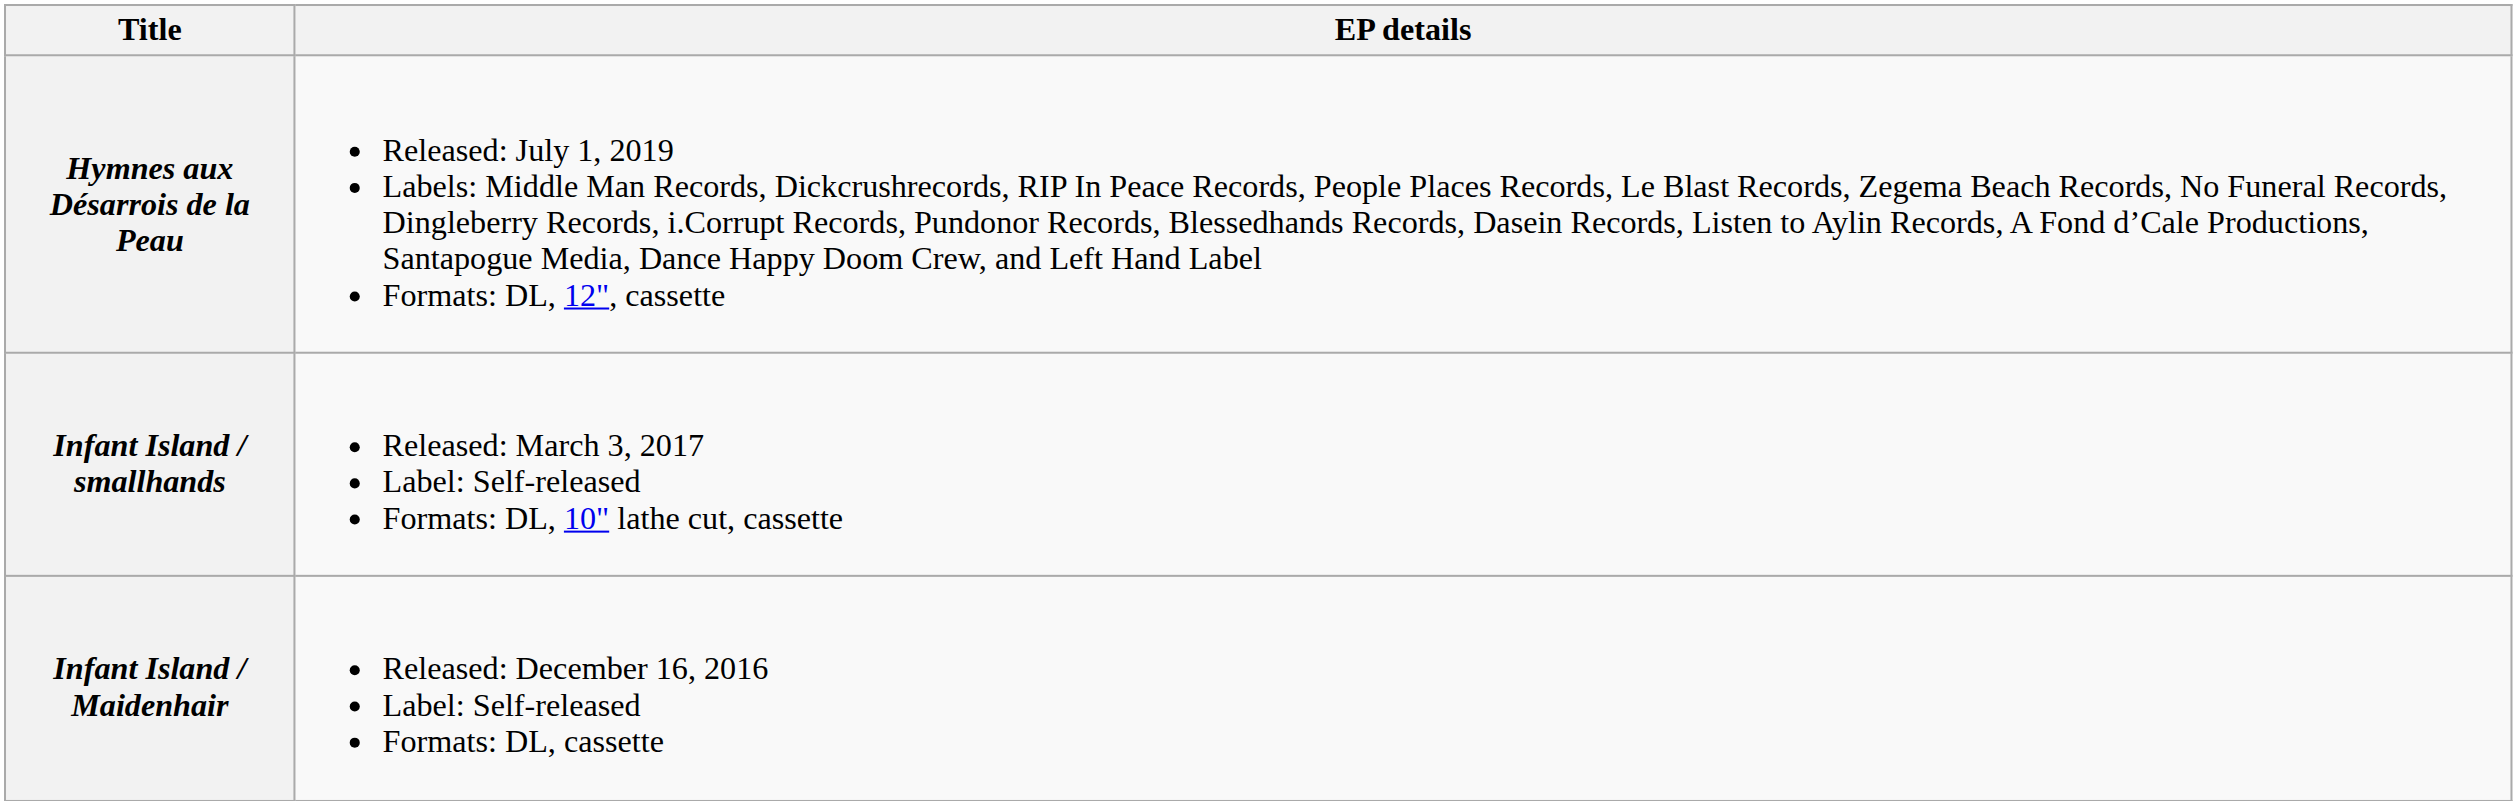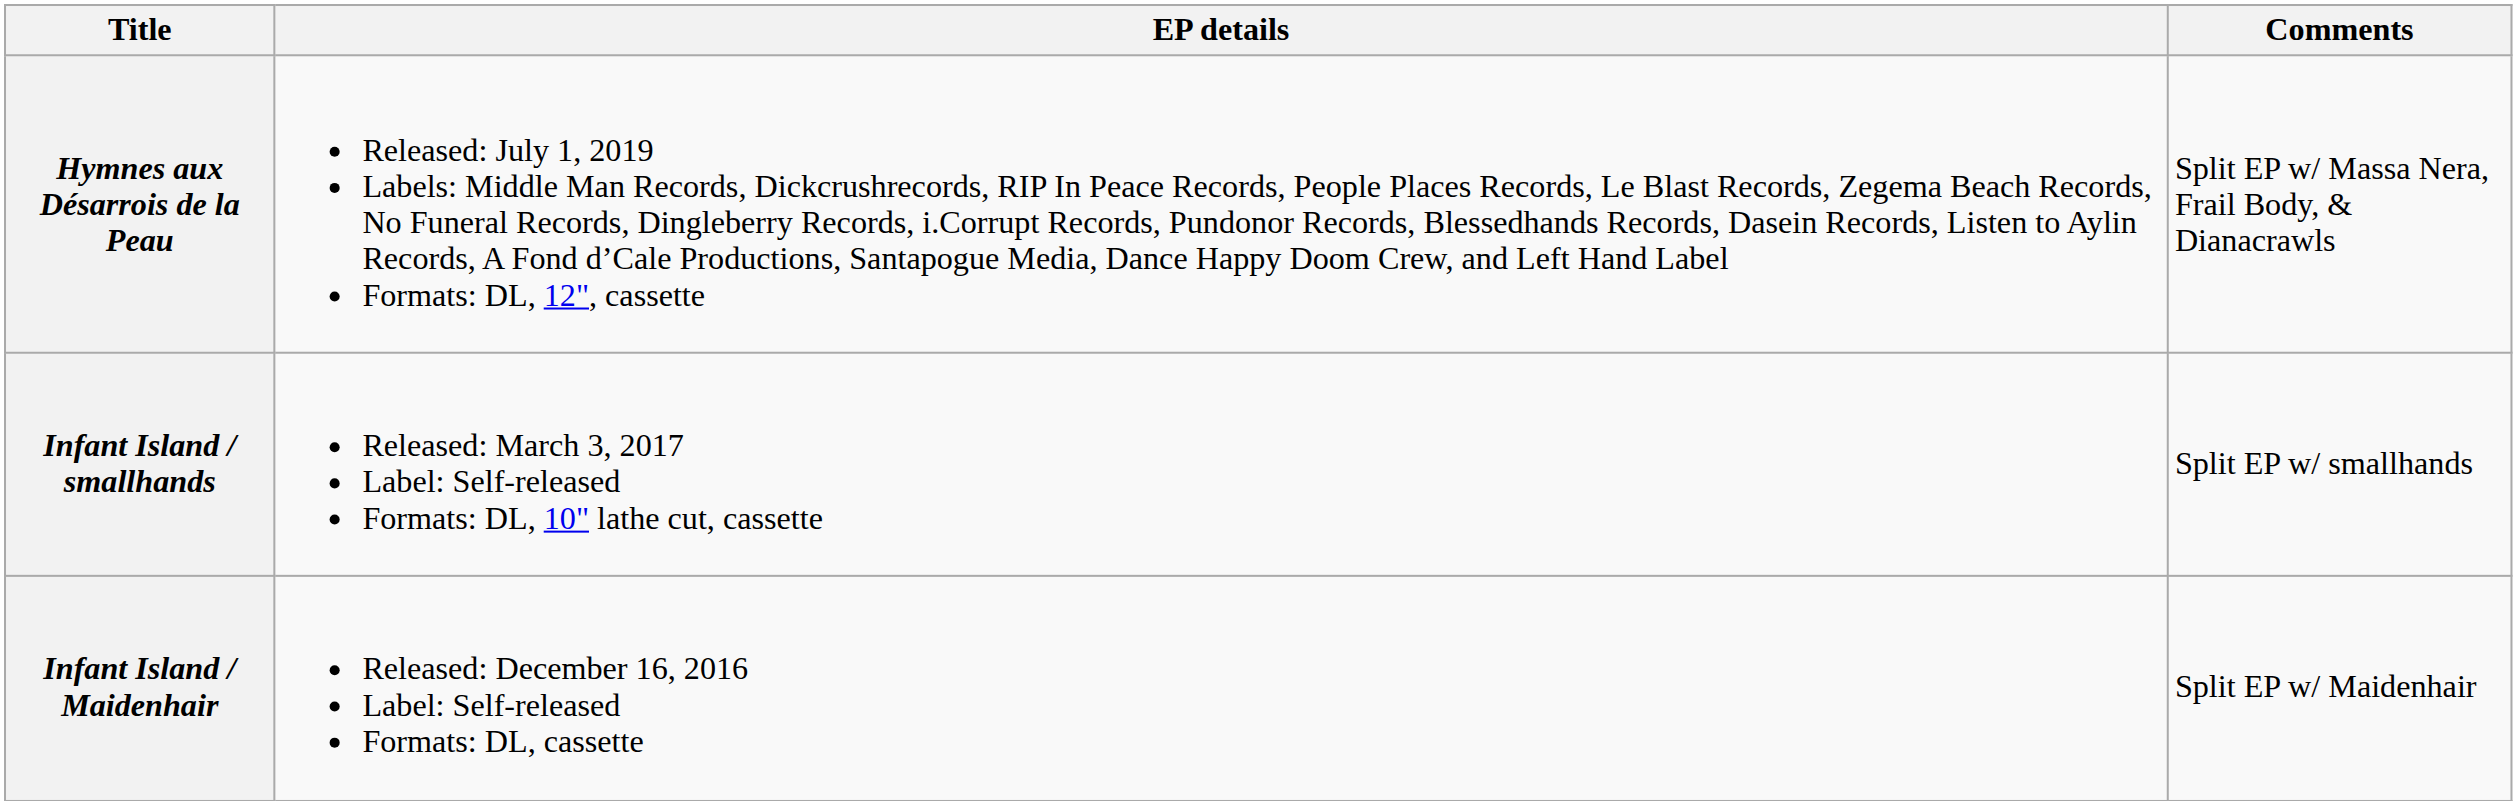+ column: (2339, 30)
